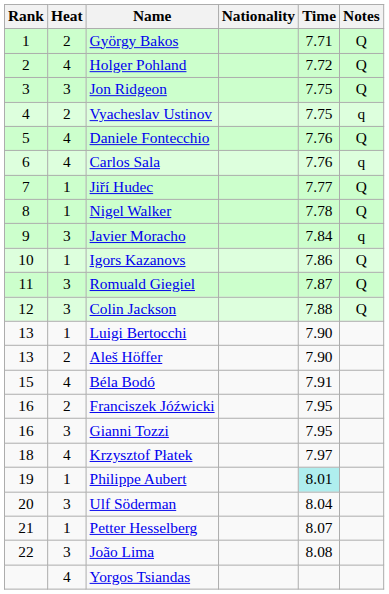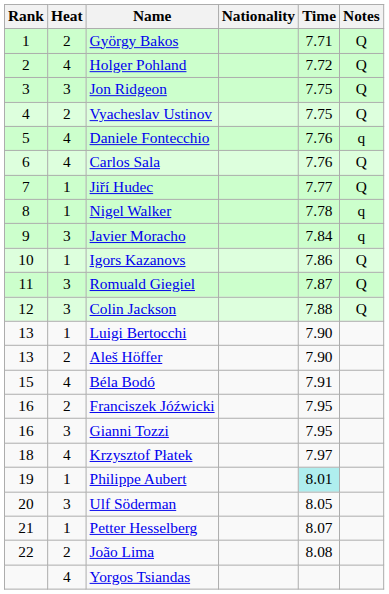(361, 114) q -> (361, 114) Q
(361, 138) Q -> (361, 138) q
(361, 162) q -> (361, 162) Q
(361, 211) Q -> (361, 211) q
(319, 503) 8.04 -> (319, 503) 8.05
(67, 552) 3 -> (67, 552) 2
